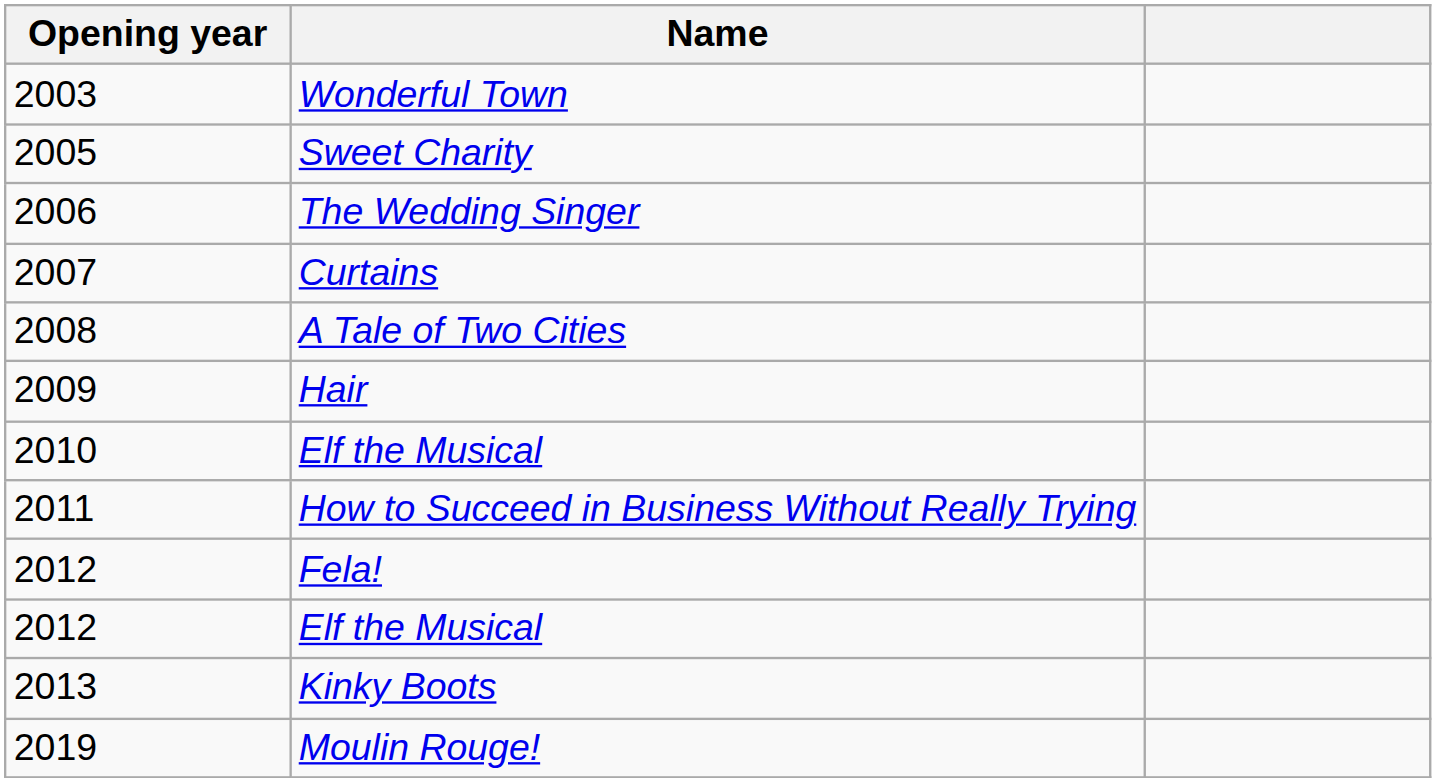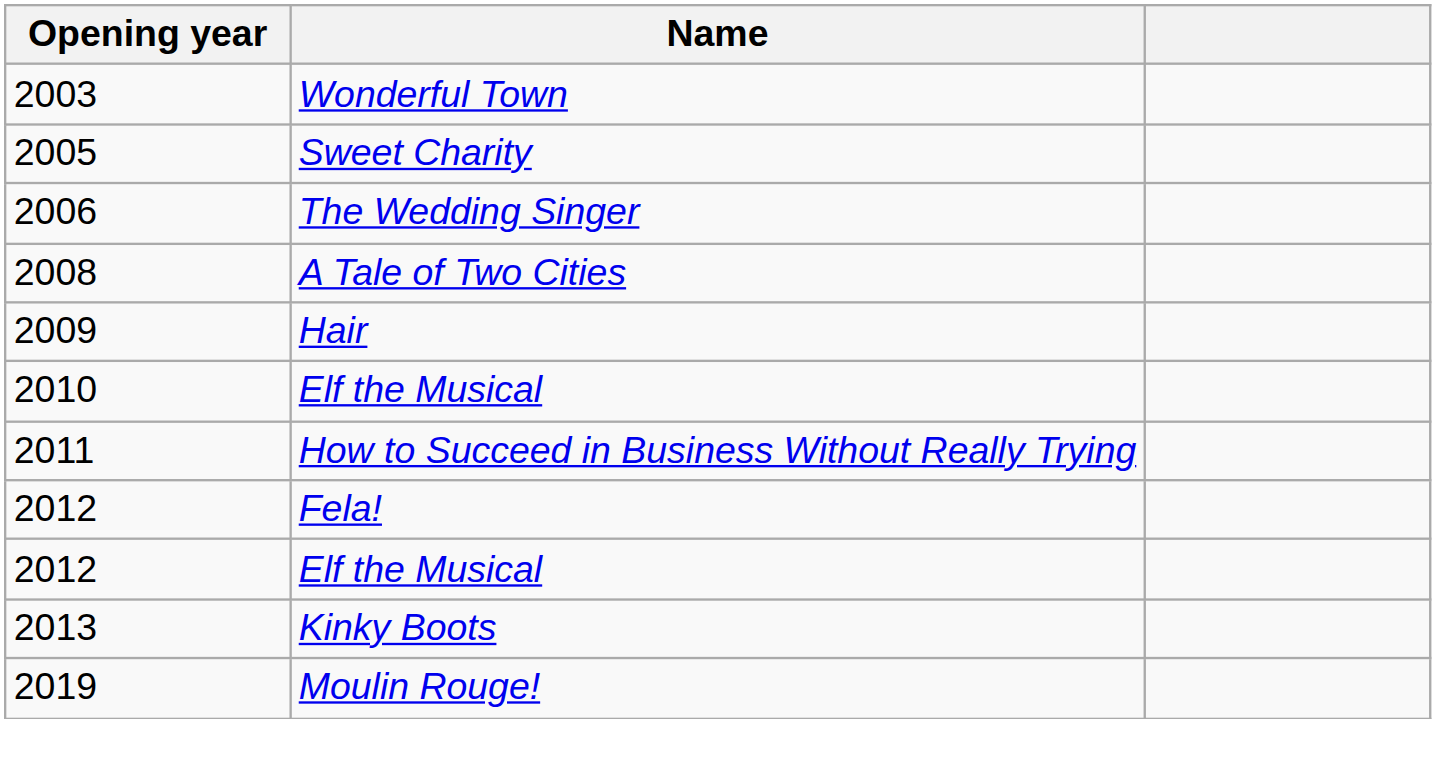- row: (55, 271)
